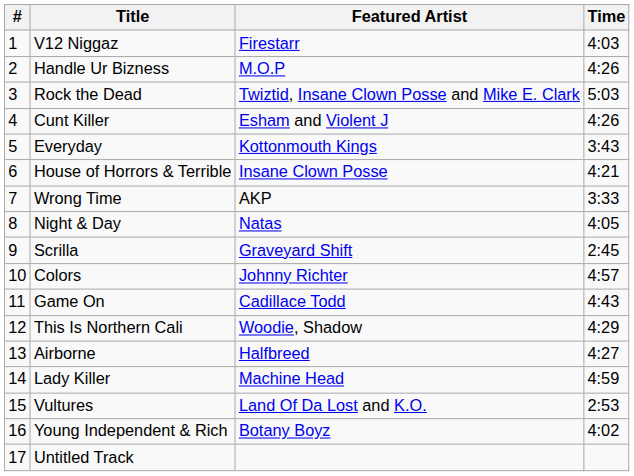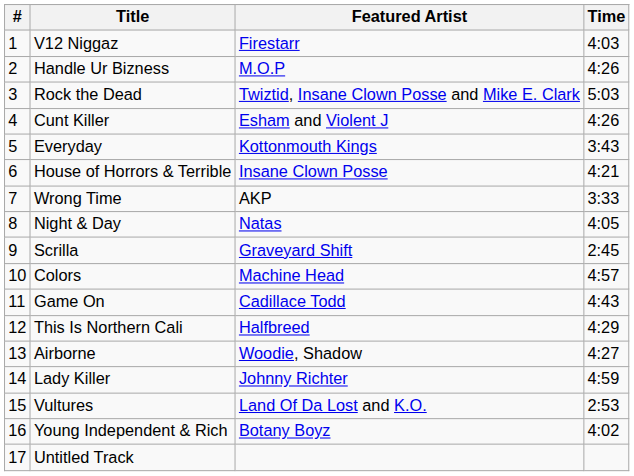(293, 276) Johnny Richter -> (292, 276) Machine Head
(300, 328) Woodie, Shadow -> (274, 328) Halfbreed
(274, 353) Halfbreed -> (300, 353) Woodie, Shadow
(292, 379) Machine Head -> (293, 379) Johnny Richter
